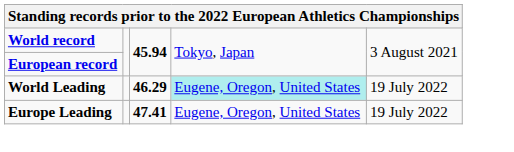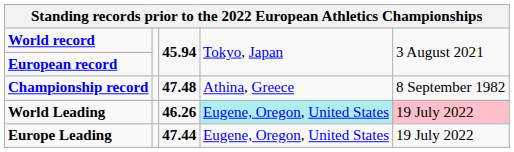+ row: (78, 87)
(150, 87) 46.29 -> (179, 111) 46.26
(409, 87) no background -> (435, 111) pink background
(150, 111) 47.41 -> (179, 135) 47.44
